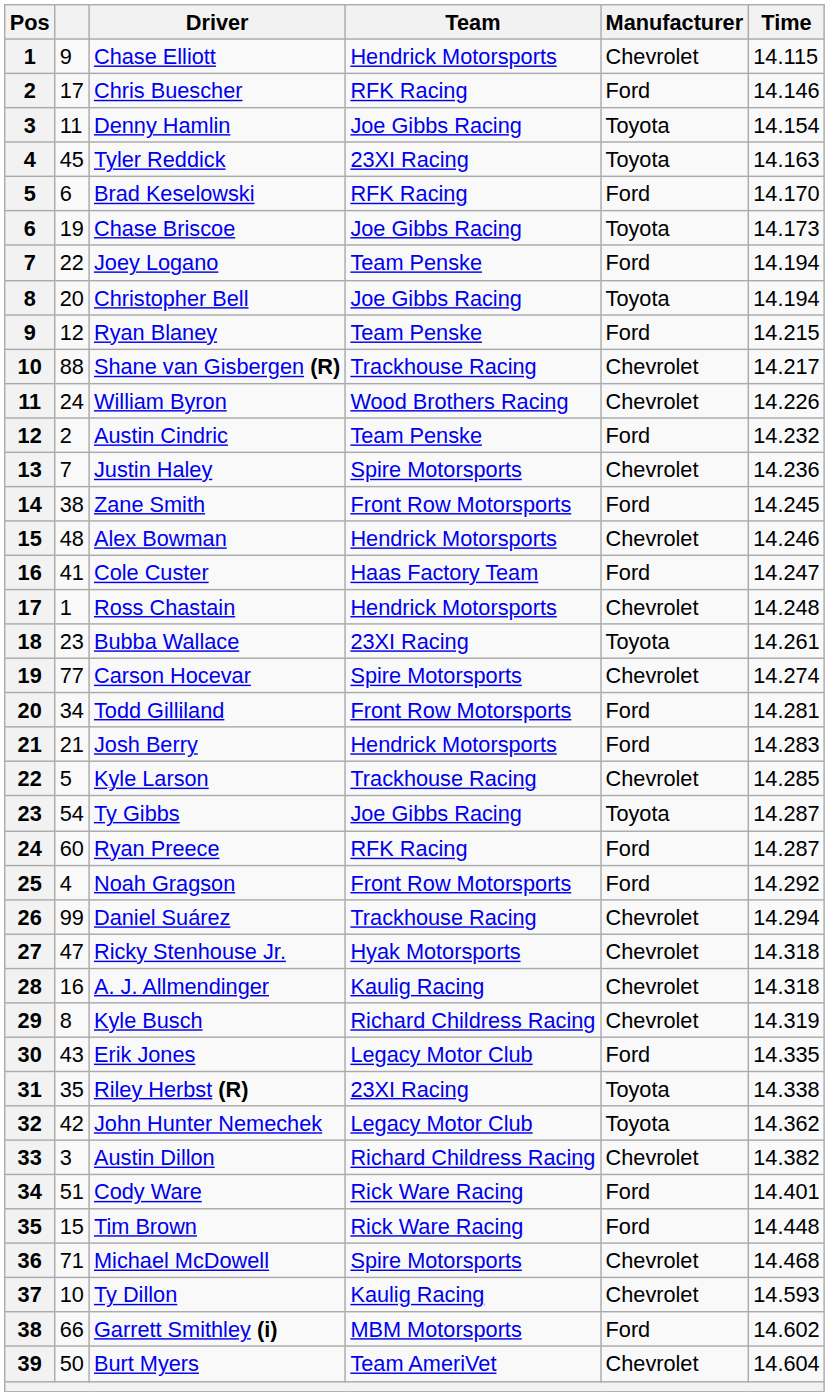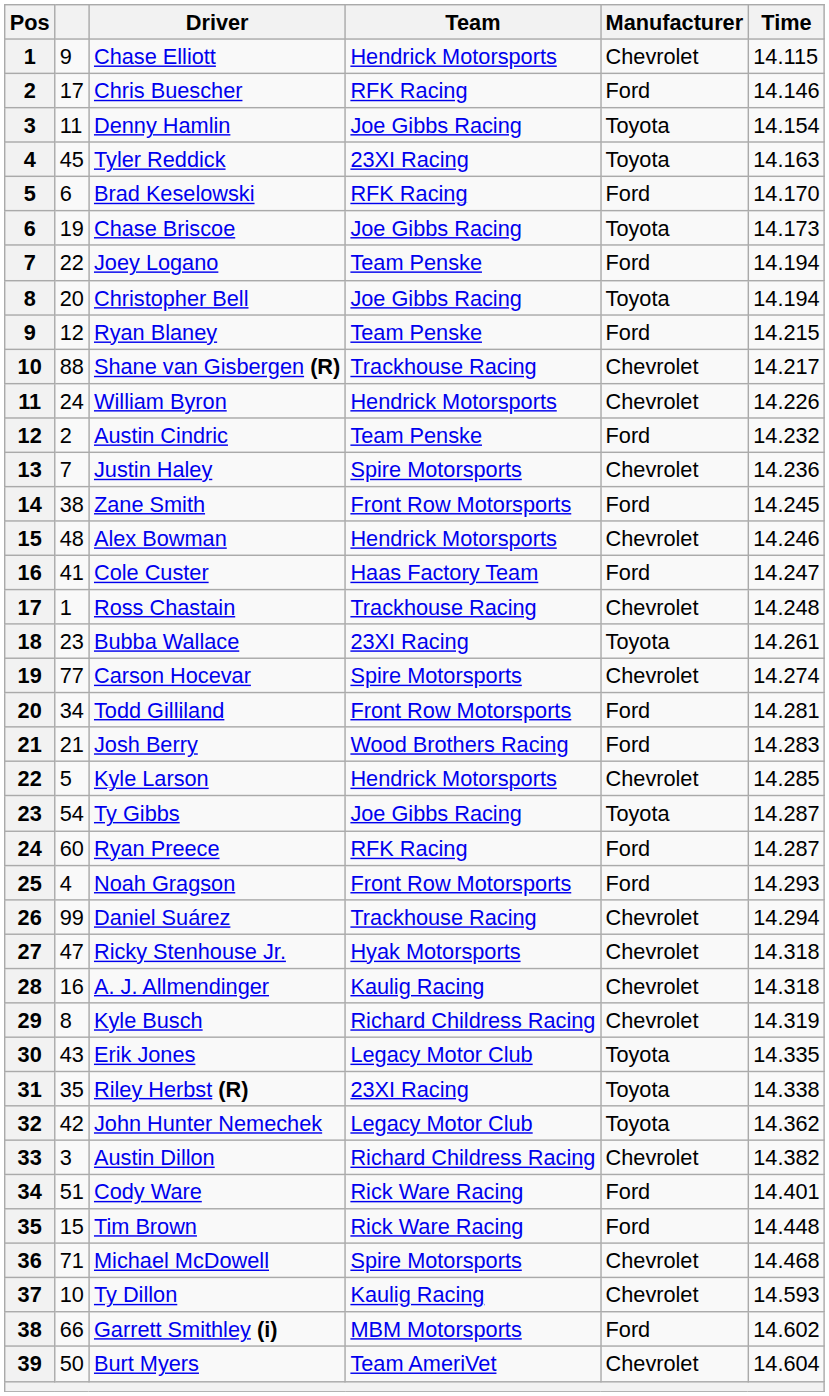(459, 401) Wood Brothers Racing -> (454, 401) Hendrick Motorsports
(454, 607) Hendrick Motorsports -> (444, 607) Trackhouse Racing
(454, 745) Hendrick Motorsports -> (459, 745) Wood Brothers Racing
(444, 779) Trackhouse Racing -> (454, 779) Hendrick Motorsports
(786, 882) 14.292 -> (786, 882) 14.293
(628, 1054) Ford -> (638, 1054) Toyota
